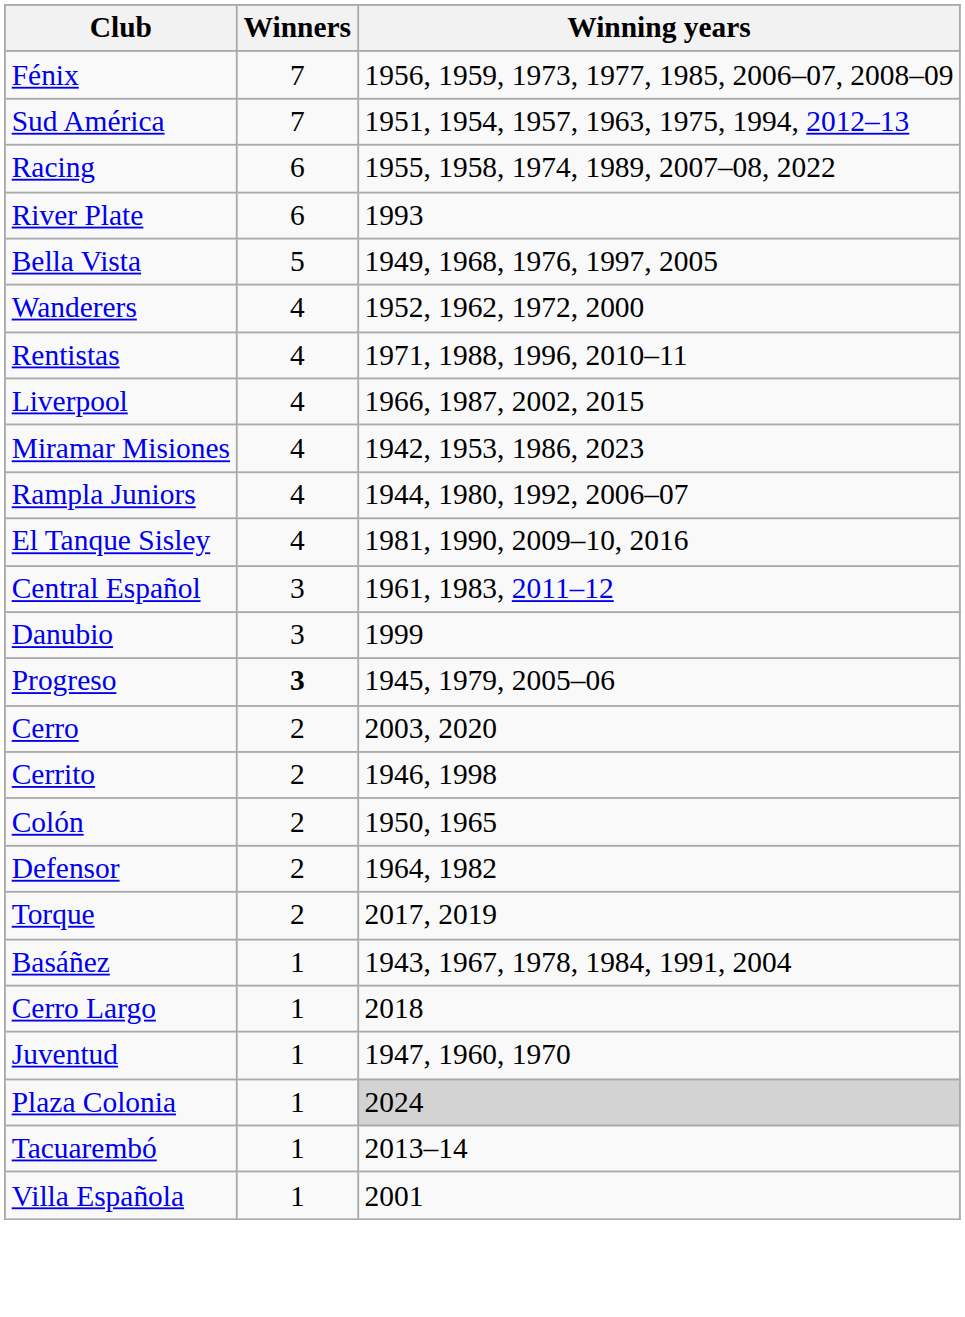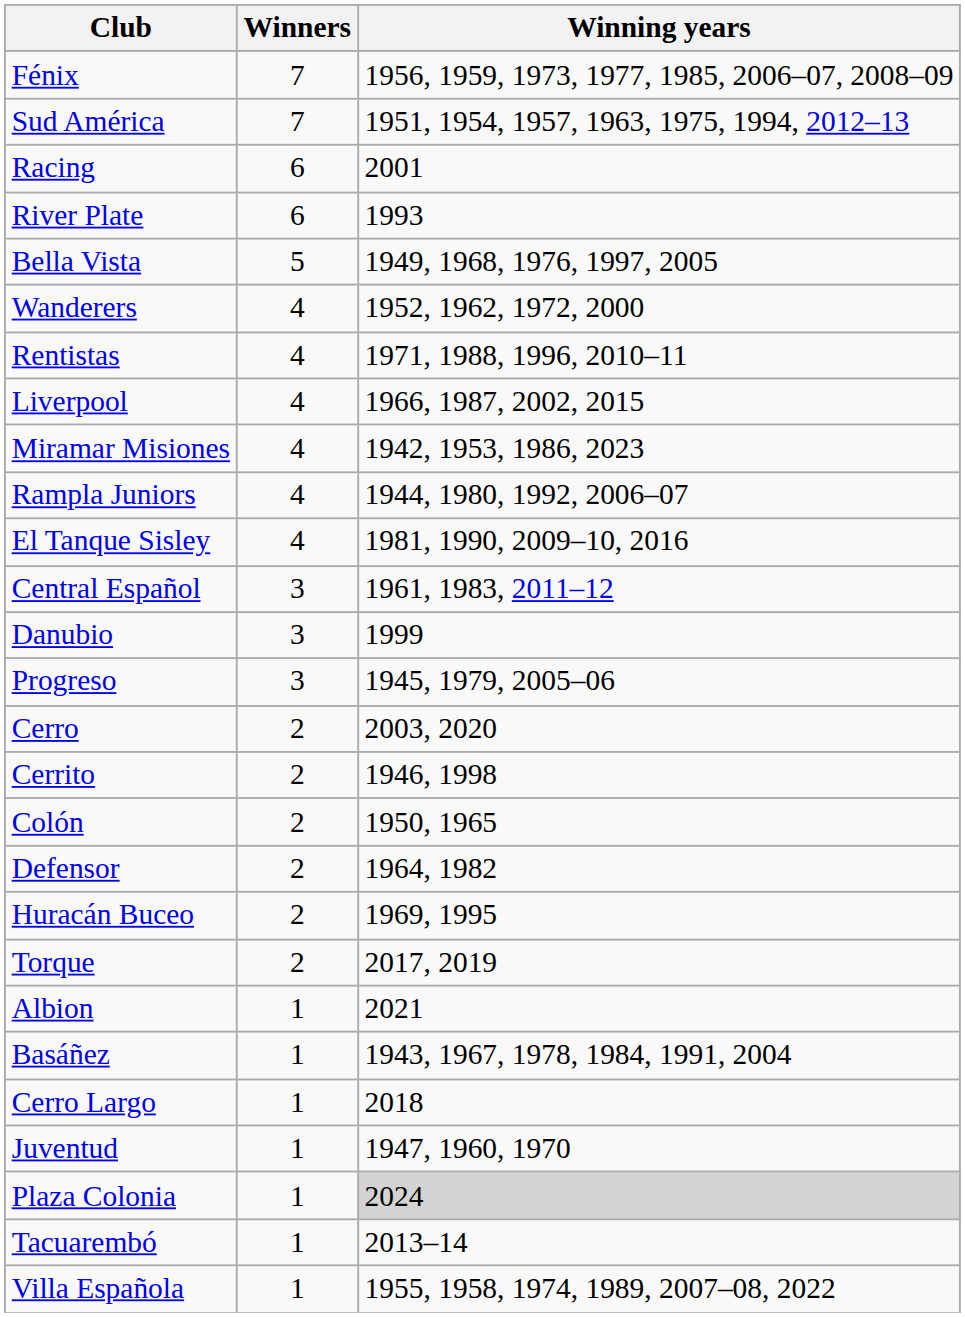(600, 167) 1955, 1958, 1974, 1989, 2007–08, 2022 -> (394, 167) 2001
(297, 681) bold -> (297, 681) normal
+ row: (103, 914)
+ row: (53, 1008)
(394, 1195) 2001 -> (600, 1288) 1955, 1958, 1974, 1989, 2007–08, 2022
